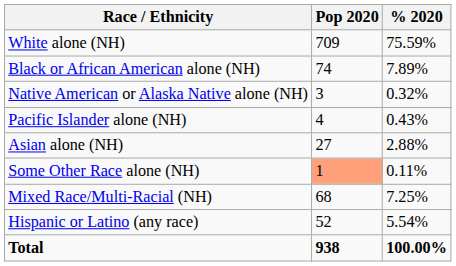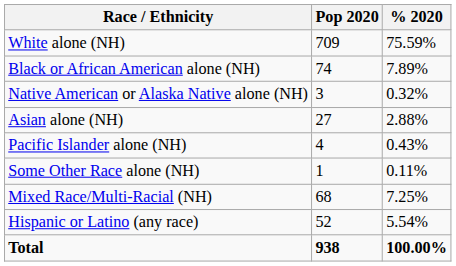rows swapped: (66, 145) <-> (97, 119)
(319, 171) lightsalmon background -> (319, 171) no background
